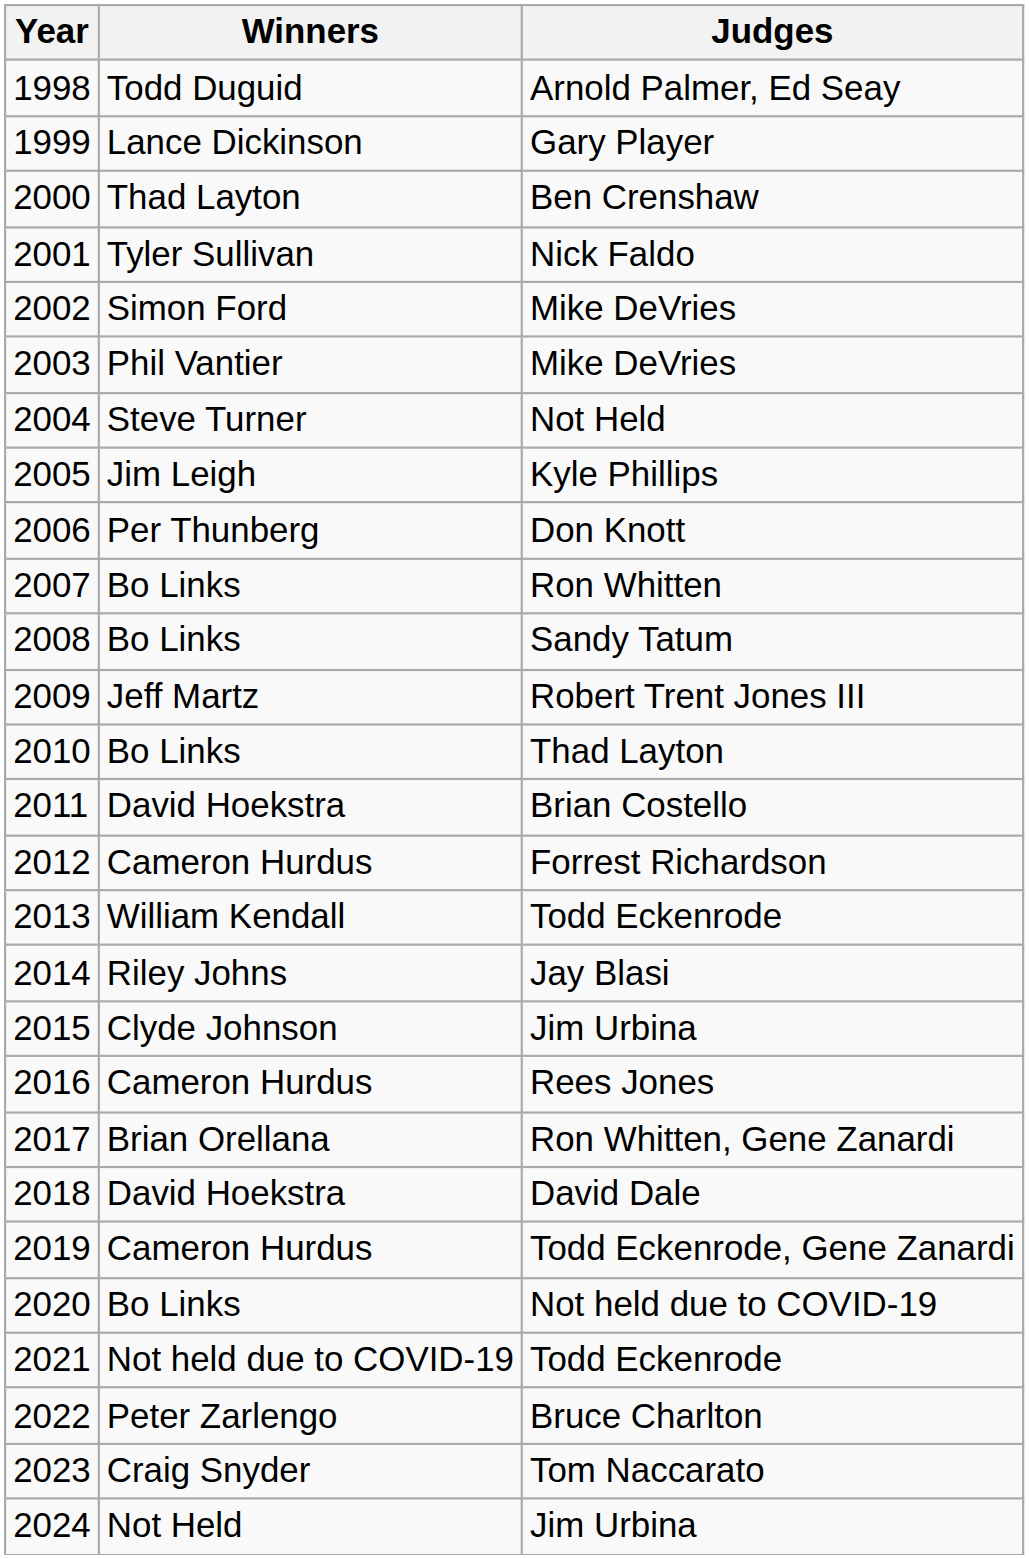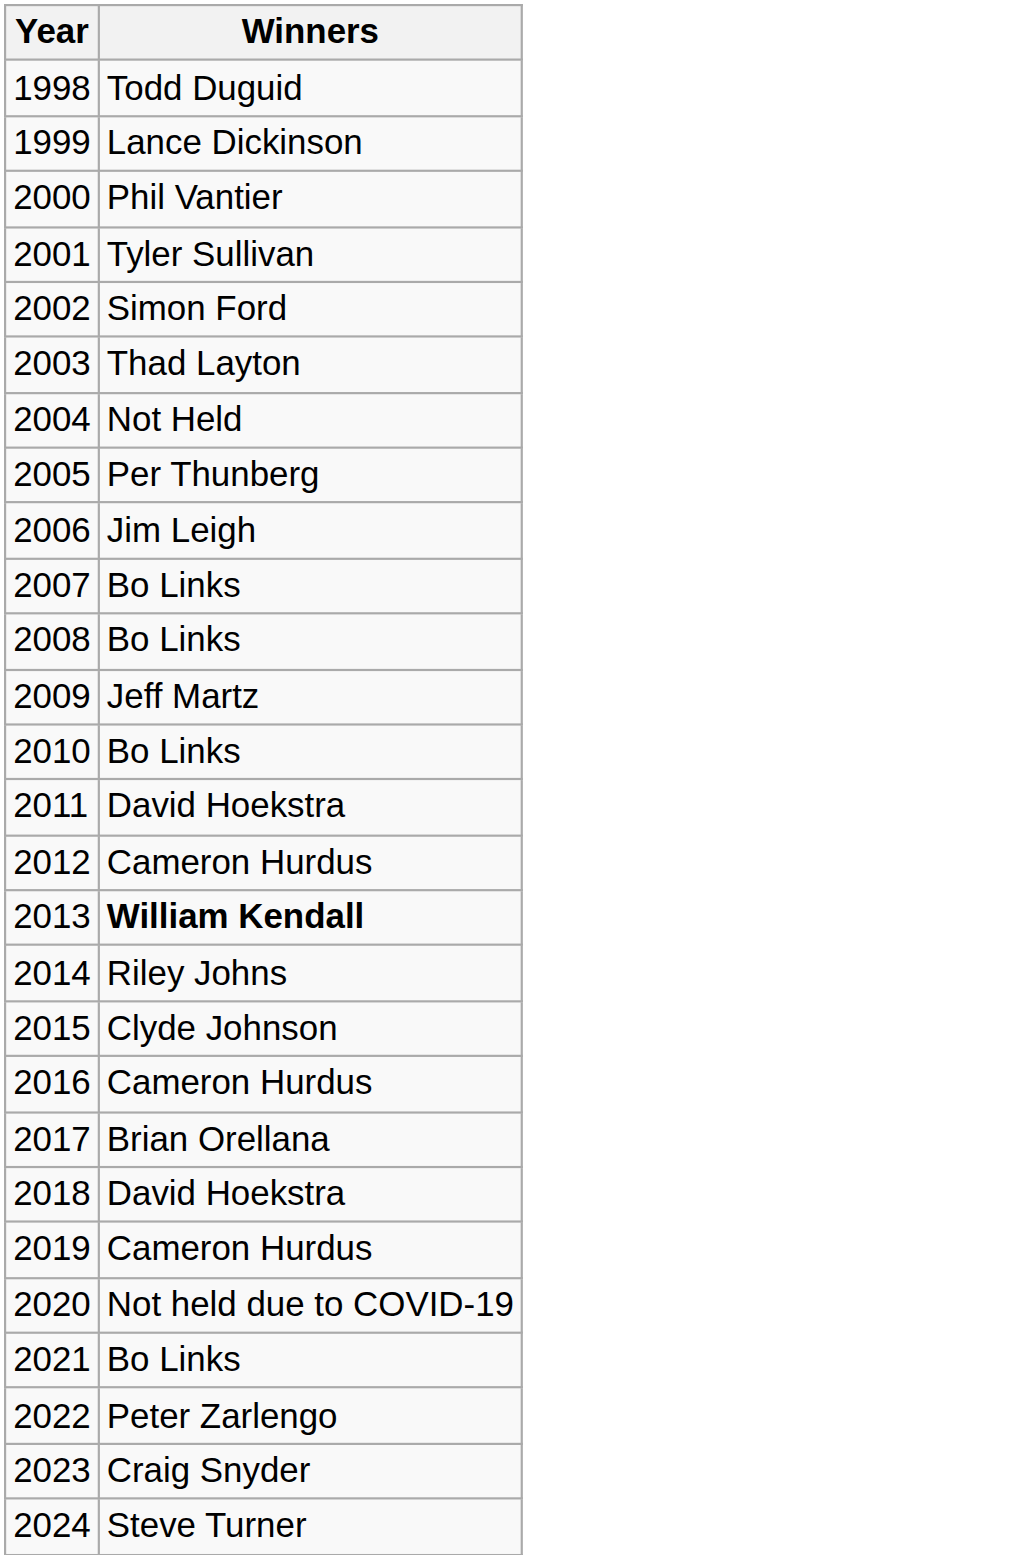- column: (772, 32)
(204, 198) Thad Layton -> (195, 198) Phil Vantier
(195, 364) Phil Vantier -> (204, 364) Thad Layton
(207, 419) Steve Turner -> (175, 419) Not Held
(181, 474) Jim Leigh -> (213, 474) Per Thunberg
(213, 530) Per Thunberg -> (181, 530) Jim Leigh
(226, 917) normal -> (236, 917) bold
(174, 1304) Bo Links -> (310, 1304) Not held due to COVID-19
(310, 1359) Not held due to COVID-19 -> (174, 1359) Bo Links
(175, 1525) Not Held -> (207, 1525) Steve Turner
